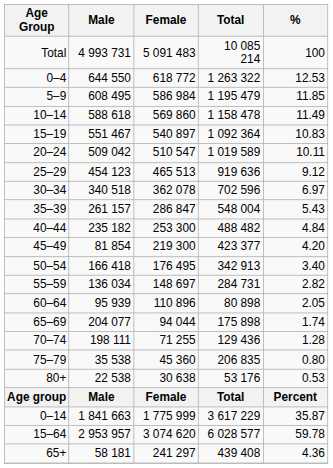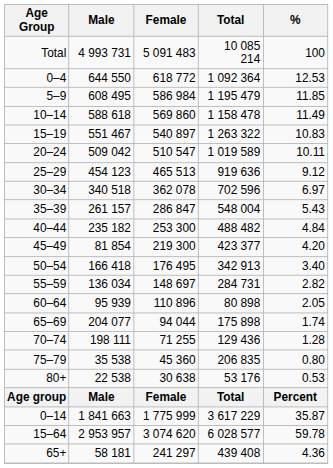(234, 78) 1 263 322 -> (234, 78) 1 092 364
(234, 134) 1 092 364 -> (234, 134) 1 263 322
